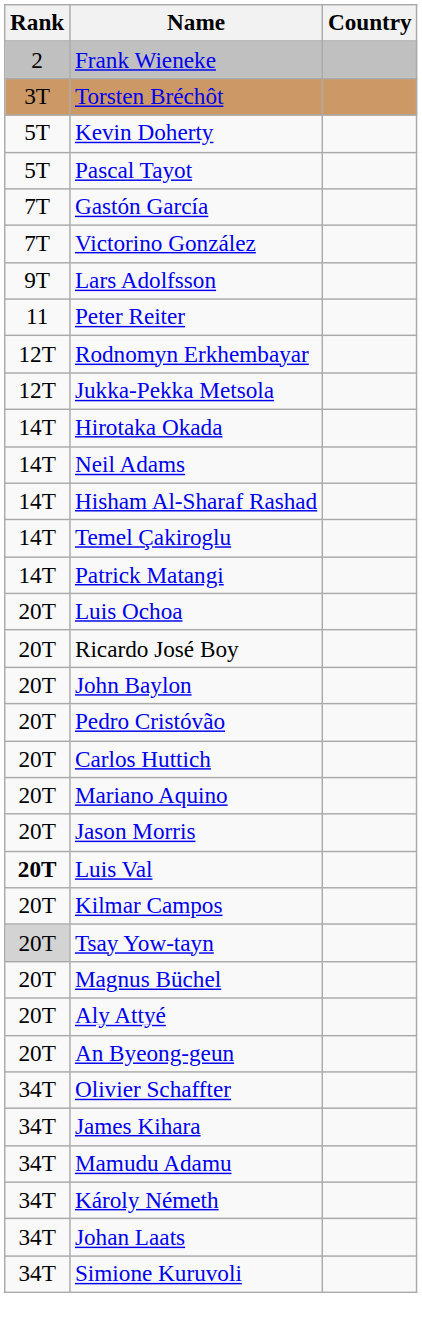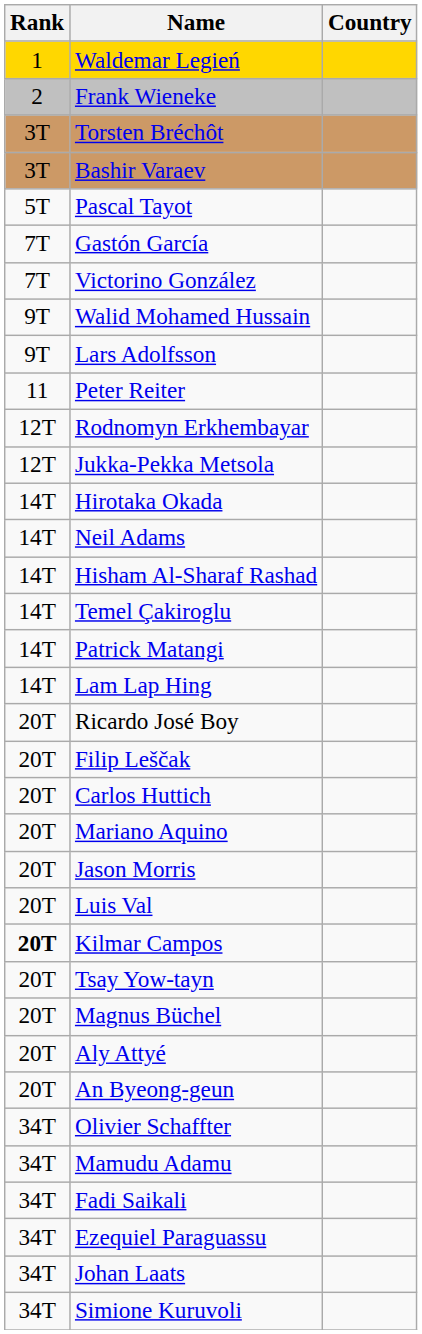+ row: (157, 59)
+ row: (140, 170)
- row: (144, 133)
+ row: (193, 317)
+ row: (143, 685)
- row: (129, 611)
+ row: (133, 758)
- row: (133, 685)
- row: (150, 721)
(37, 869) bold -> (37, 905) normal
(37, 905) normal -> (37, 942) bold
(37, 942) lightgrey background -> (37, 979) no background
- row: (138, 1126)
+ row: (131, 1200)
- row: (147, 1200)
+ row: (171, 1237)
